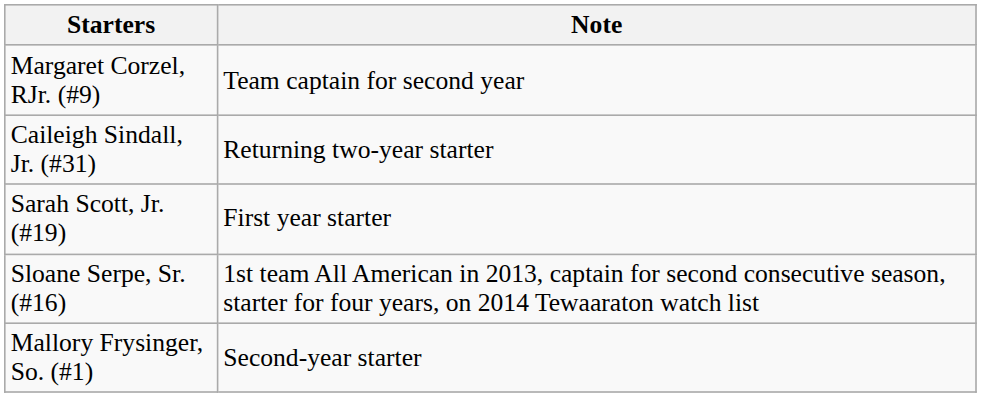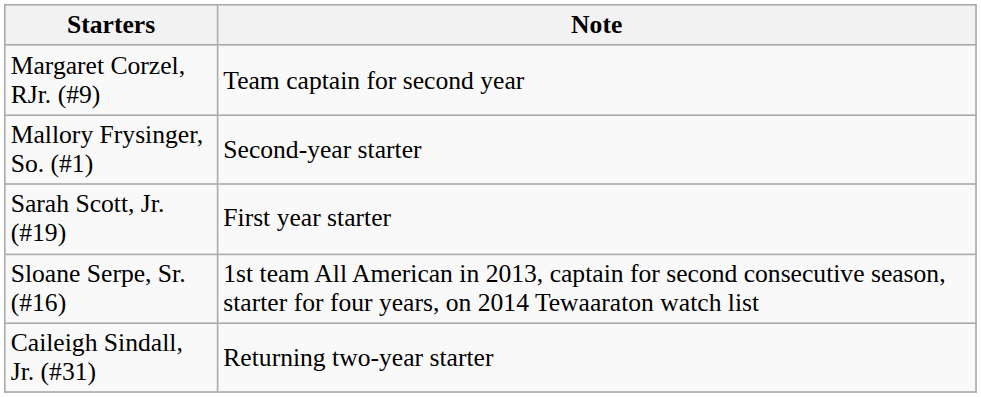rows swapped: (107, 357) <-> (97, 149)
